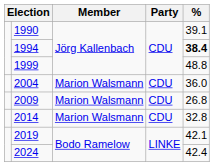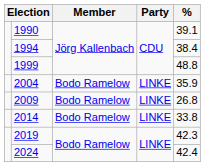(196, 48) bold -> (187, 48) normal
(99, 83) Marion Walsmann -> (92, 83) Bodo Ramelow
(161, 83) CDU -> (155, 83) LINKE
(196, 83) 36.0 -> (187, 83) 35.9
(99, 100) Marion Walsmann -> (92, 100) Bodo Ramelow
(161, 100) CDU -> (155, 100) LINKE
(99, 118) Marion Walsmann -> (92, 118) Bodo Ramelow
(161, 118) CDU -> (155, 118) LINKE
(196, 118) 32.8 -> (187, 118) 33.8
(196, 135) 42.1 -> (187, 135) 42.3
